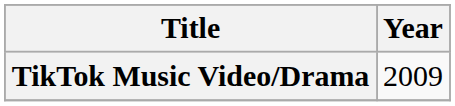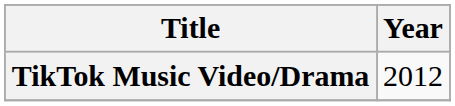(413, 75) 2009 -> (413, 75) 2012
